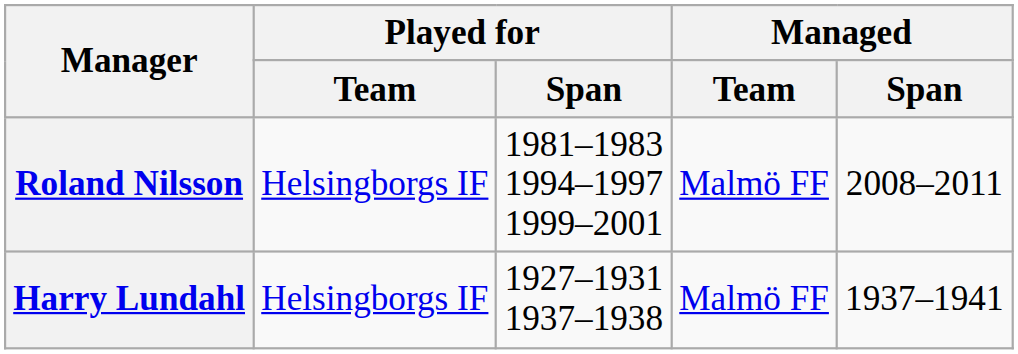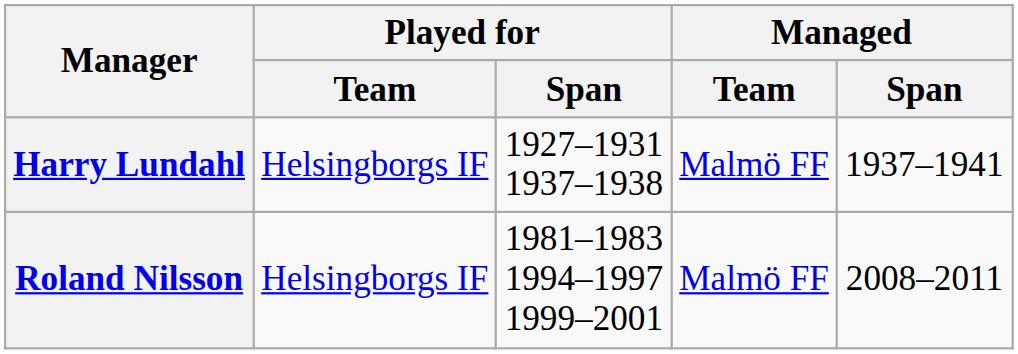rows swapped: (129, 298) <-> (129, 183)
